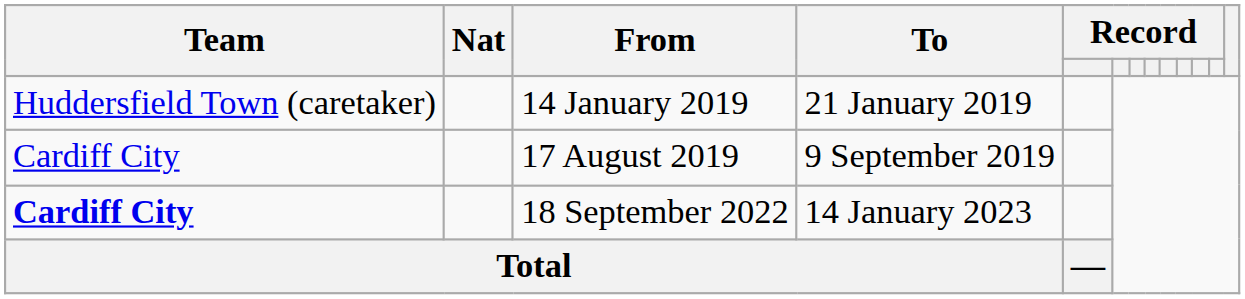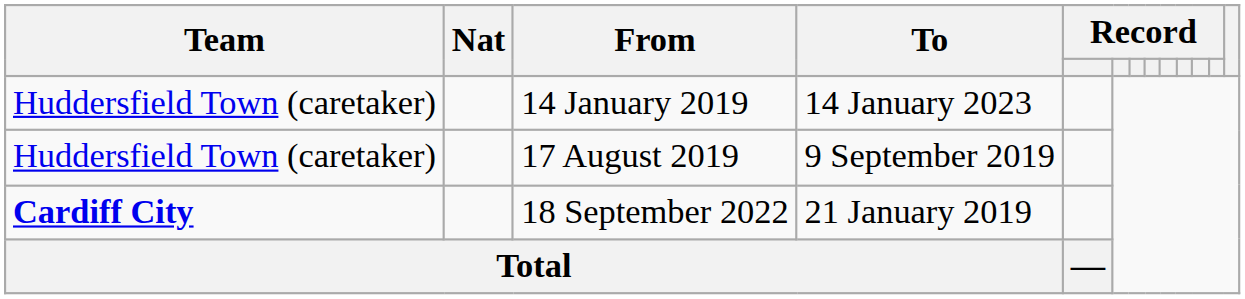(918, 102) 21 January 2019 -> (918, 102) 14 January 2023
(96, 156) Cardiff City -> (224, 156) Huddersfield Town (caretaker)
(918, 211) 14 January 2023 -> (918, 211) 21 January 2019
